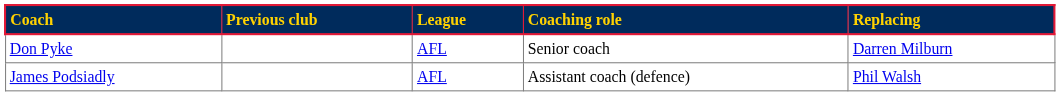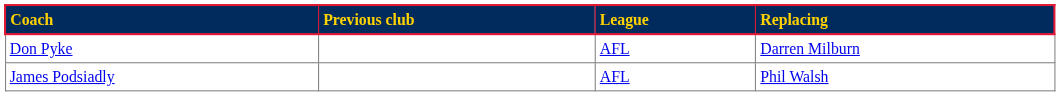- column: (575, 19)
